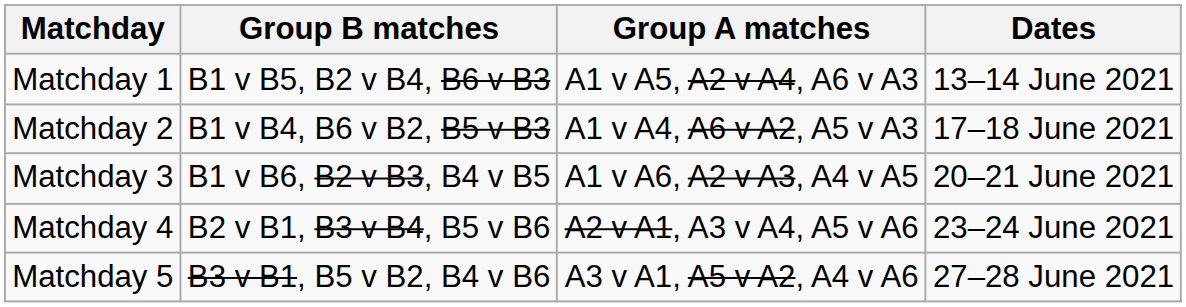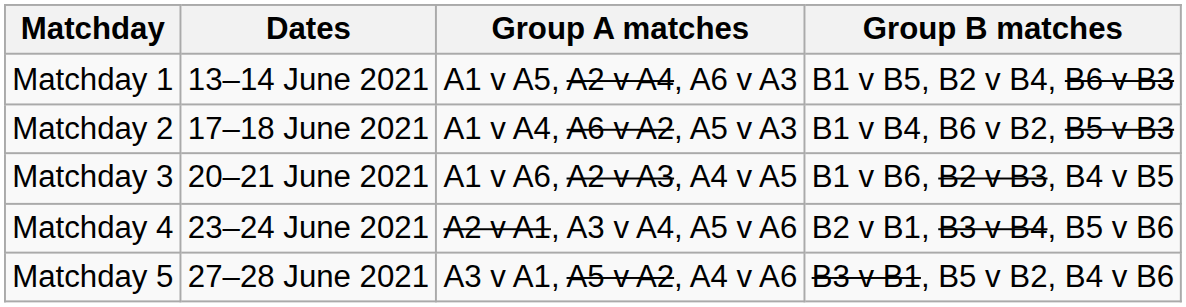columns swapped: (1054, 29) <-> (369, 29)
